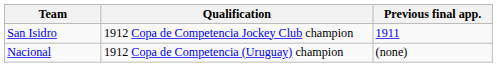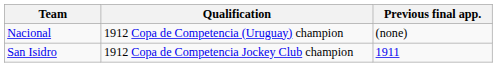rows swapped: (32, 33) <-> (29, 52)
